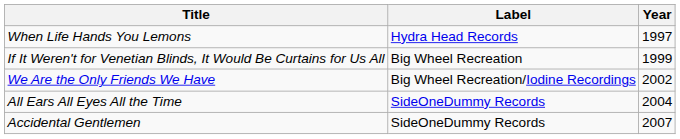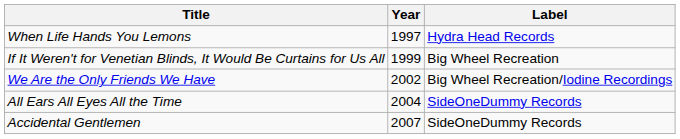columns swapped: (513, 15) <-> (657, 15)
